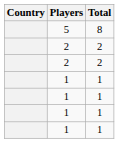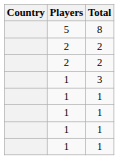+ row: (66, 79)
